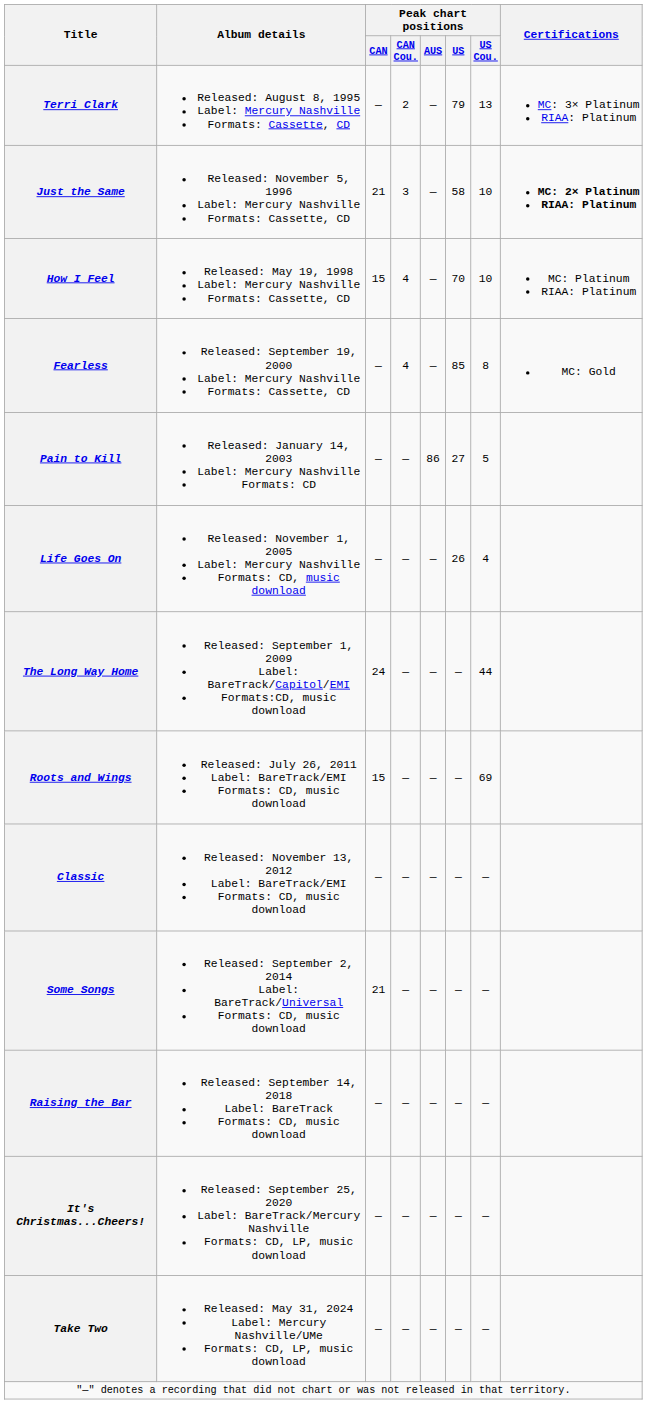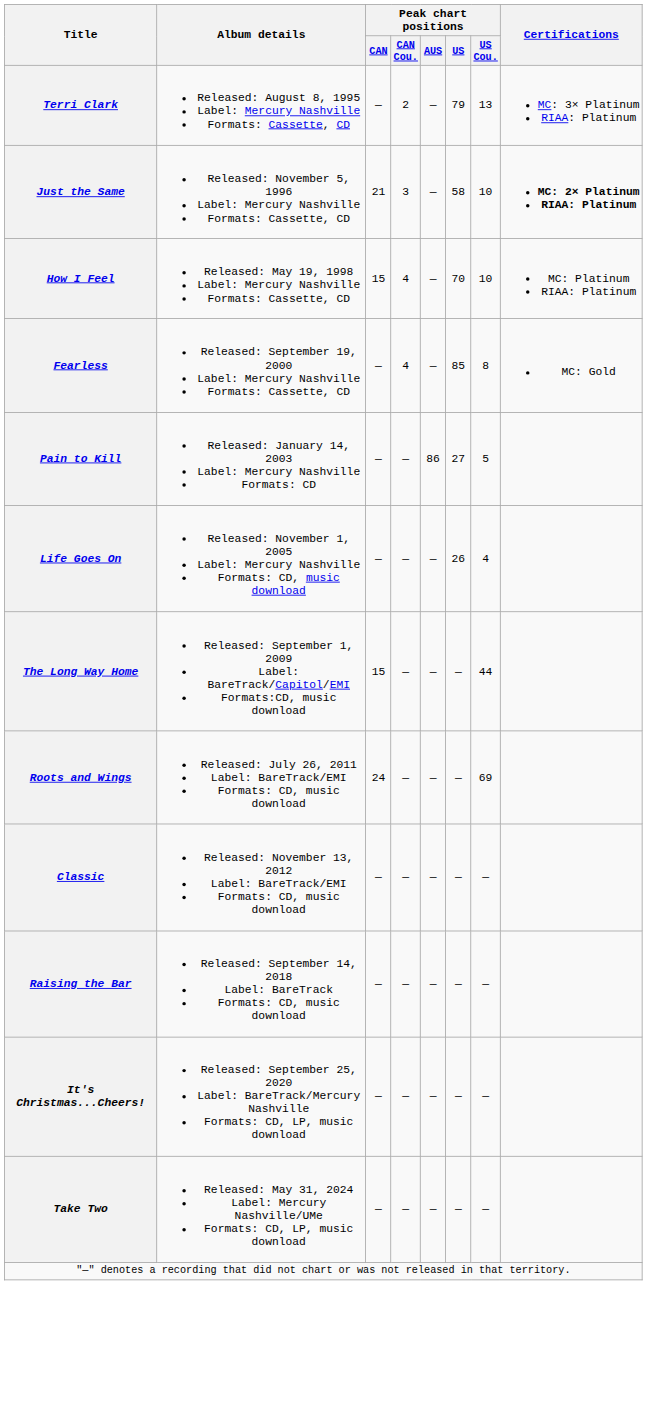(378, 671) 24 -> (378, 671) 15
(378, 778) 15 -> (378, 778) 24
- row: (81, 990)
